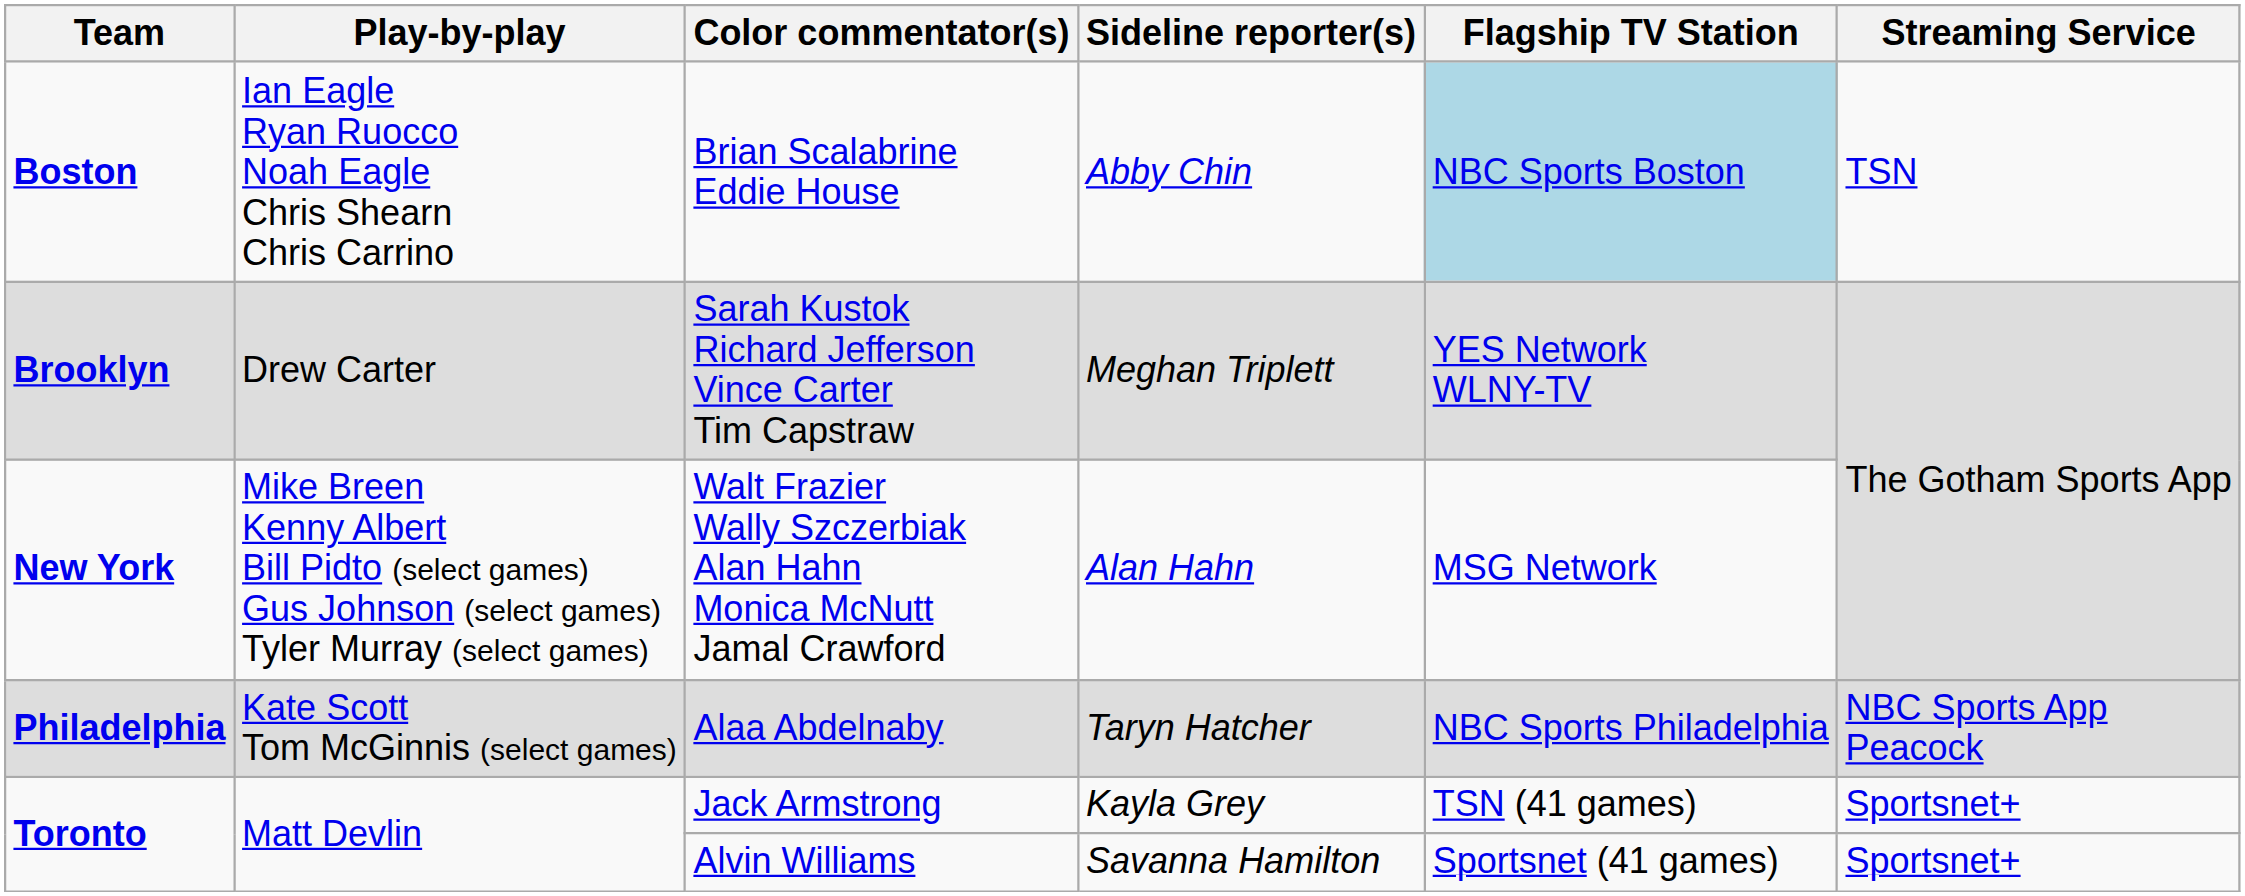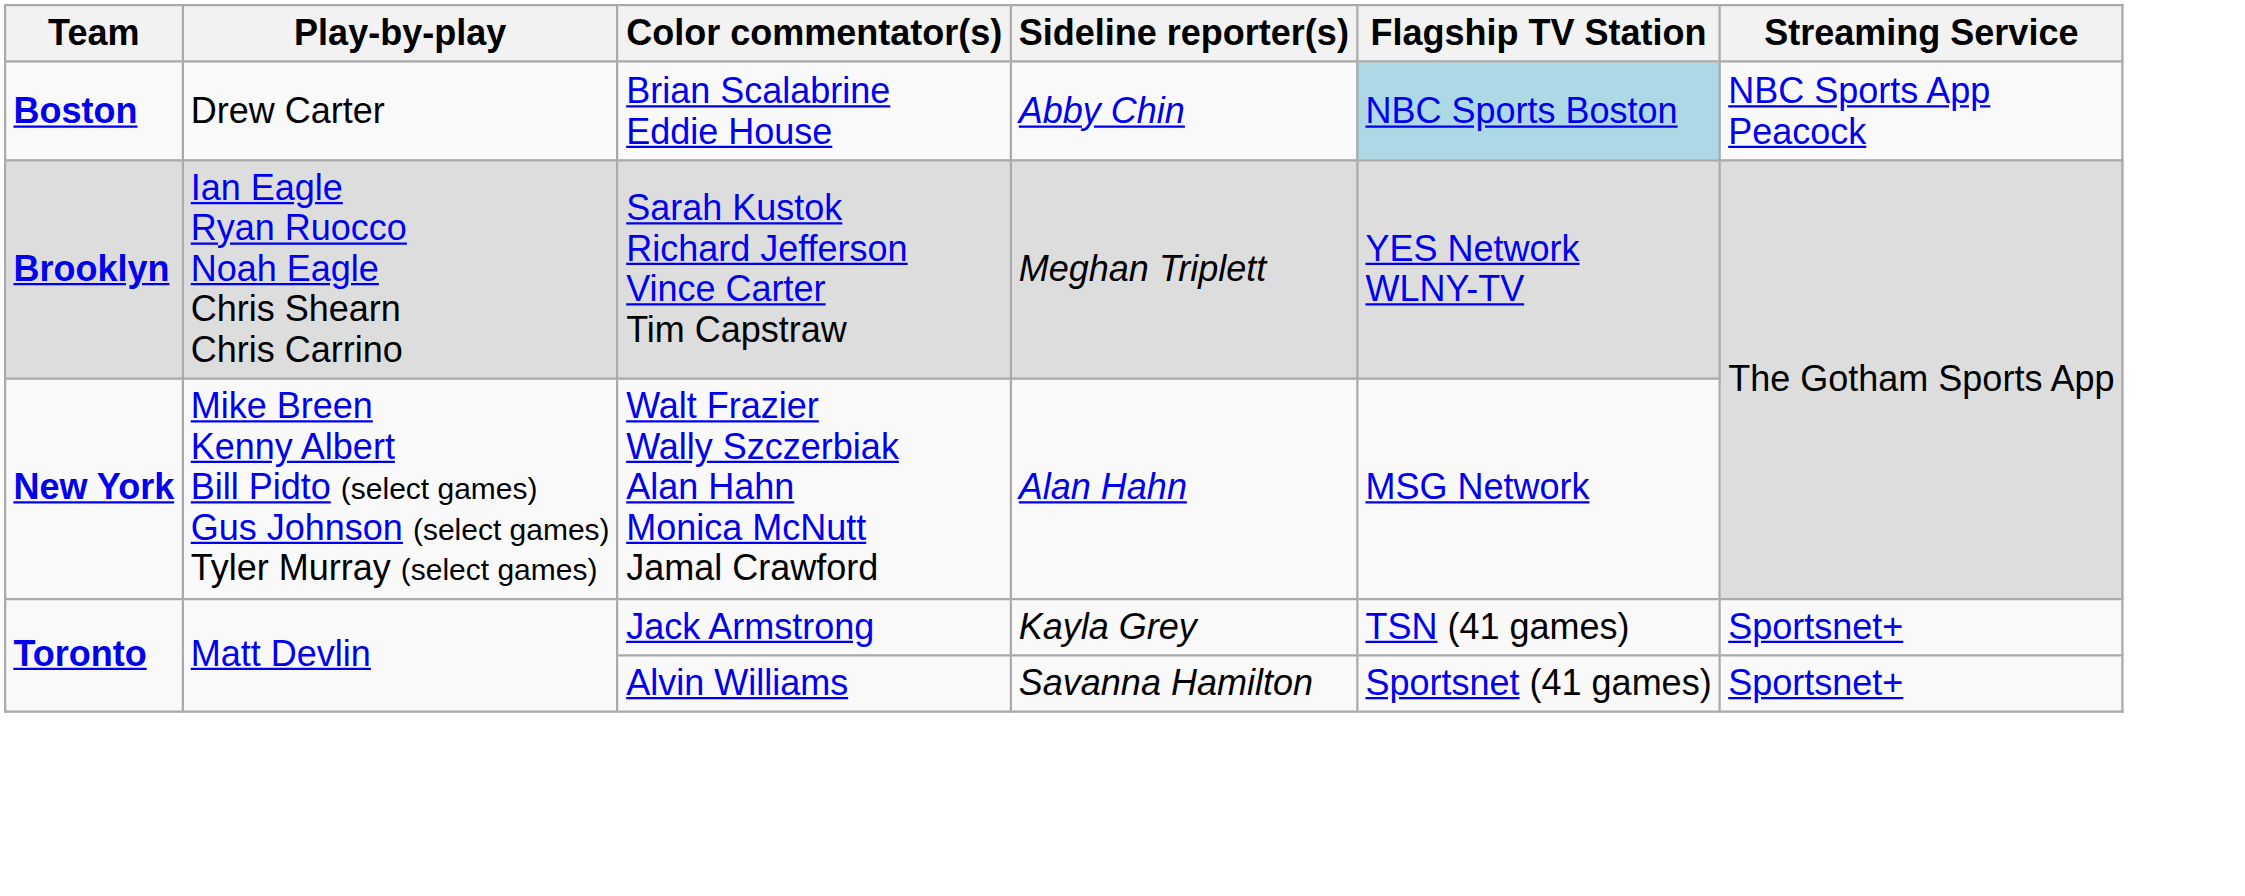(350, 171) Ian Eagle Ryan Ruocco Noah Eagle Chris Shearn Chris Carrino -> (288, 110) Drew Carter
(1881, 171) TSN -> (1859, 110) NBC Sports App Peacock
(339, 369) Drew Carter -> (299, 268) Ian Eagle Ryan Ruocco Noah Eagle Chris Shearn Chris Carrino
- row: (818, 727)
